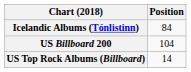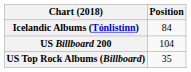(167, 59) 14 -> (167, 59) 35
